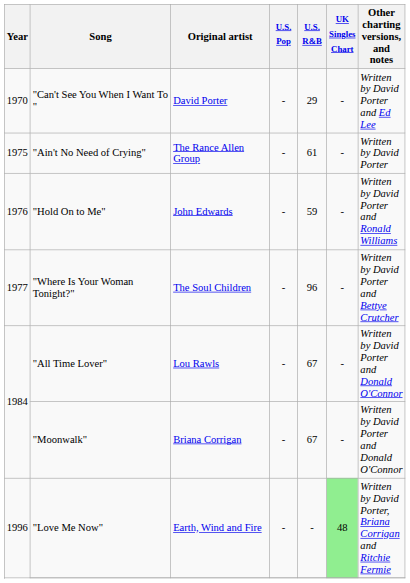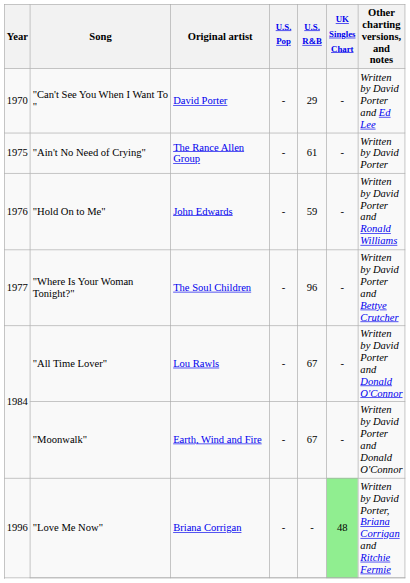(207, 440) Briana Corrigan -> (217, 440) Earth, Wind and Fire
(217, 528) Earth, Wind and Fire -> (207, 528) Briana Corrigan
